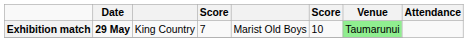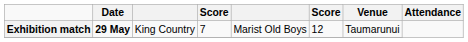(317, 29) 10 -> (317, 29) 12
(372, 29) lightgreen background -> (372, 29) no background
